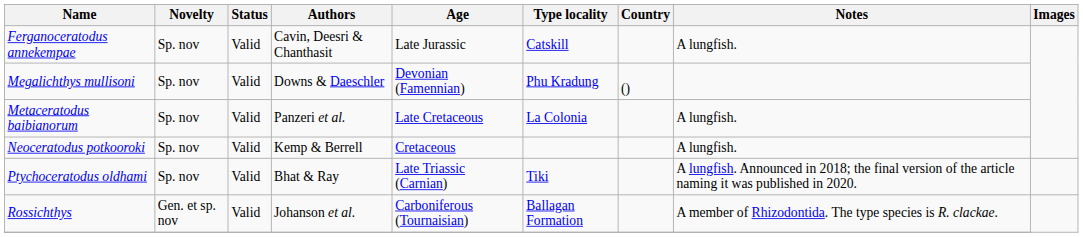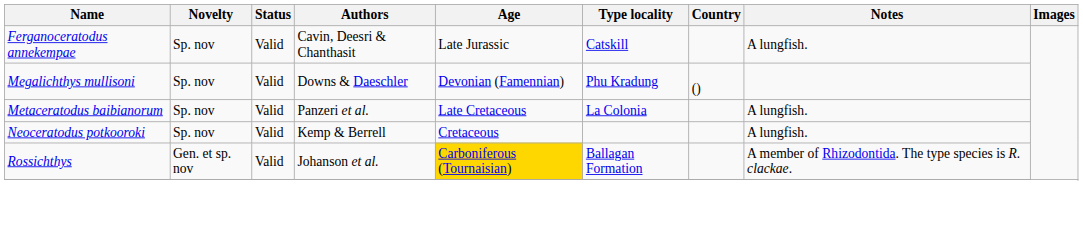- row: (77, 176)
(434, 213) no background -> (477, 161) gold background
